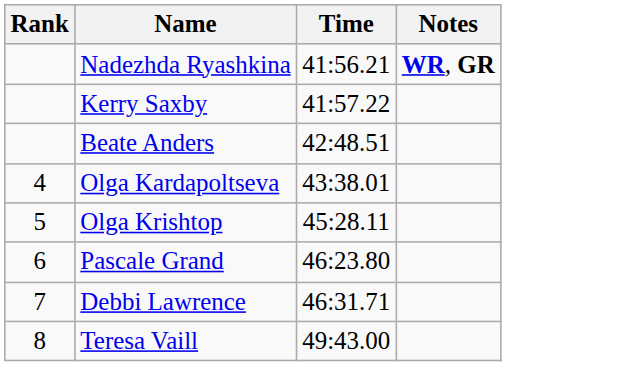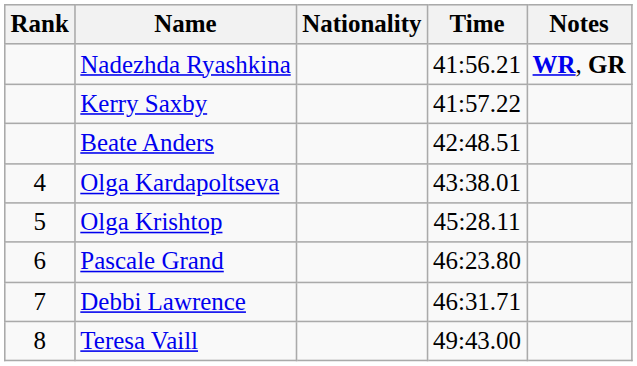+ column: (362, 24)
